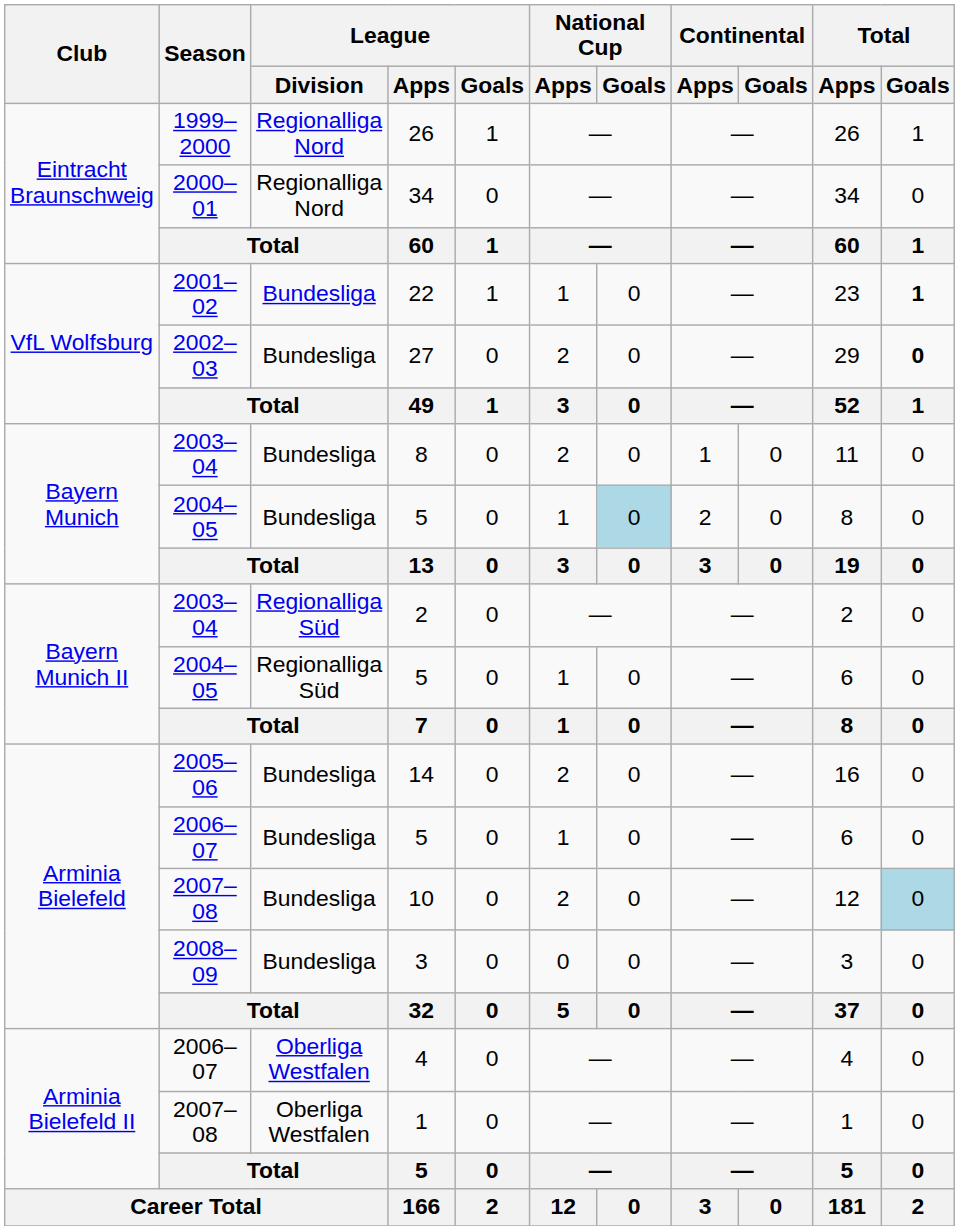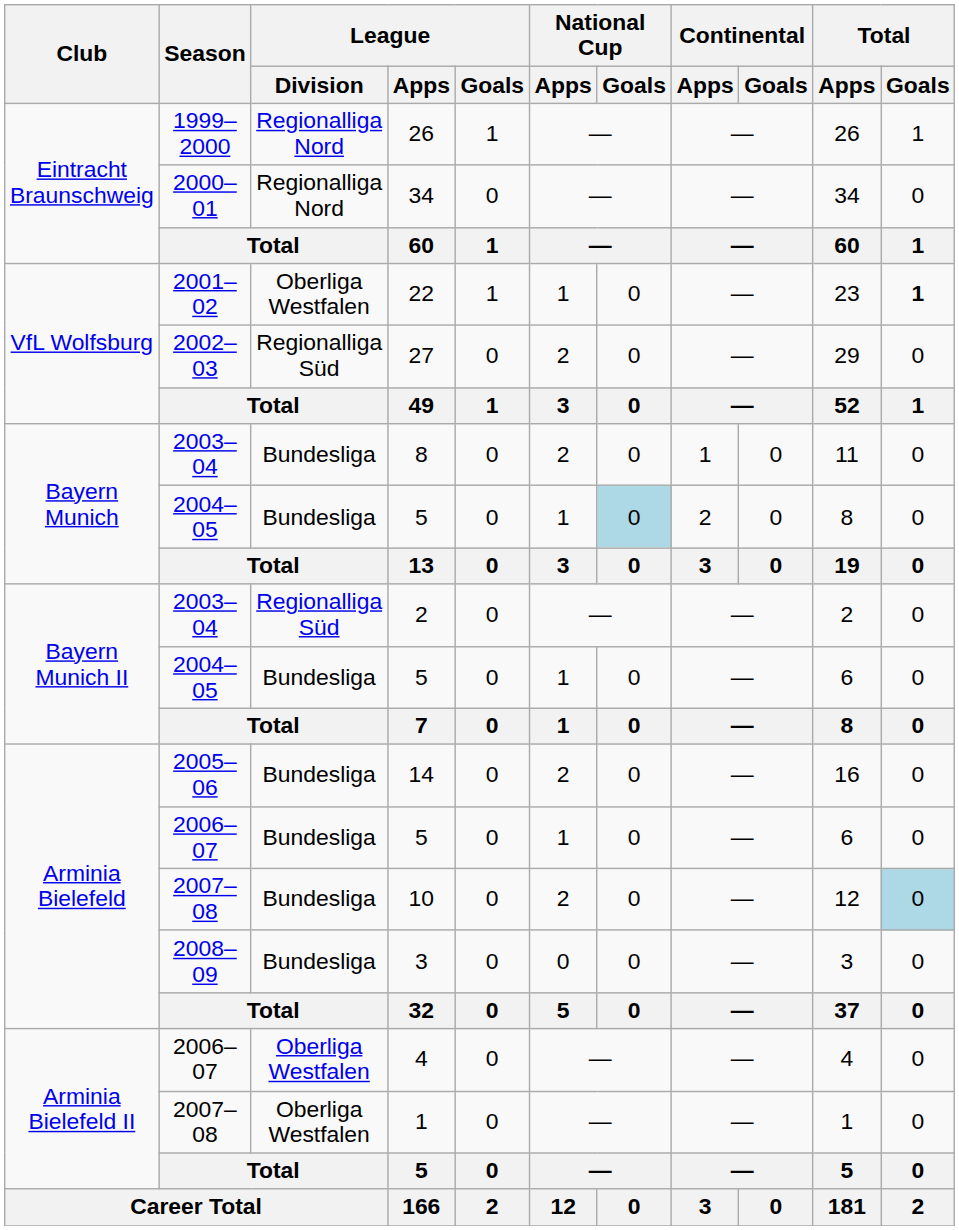(319, 294) Bundesliga -> (319, 294) Oberliga Westfalen
(319, 356) Bundesliga -> (319, 356) Regionalliga Süd
(918, 356) bold -> (918, 356) normal
(319, 676) Regionalliga Süd -> (319, 676) Bundesliga
